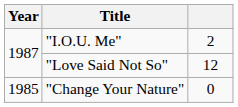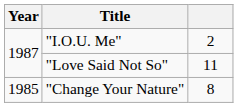(210, 65) 12 -> (210, 65) 11
(210, 89) 0 -> (210, 89) 8
